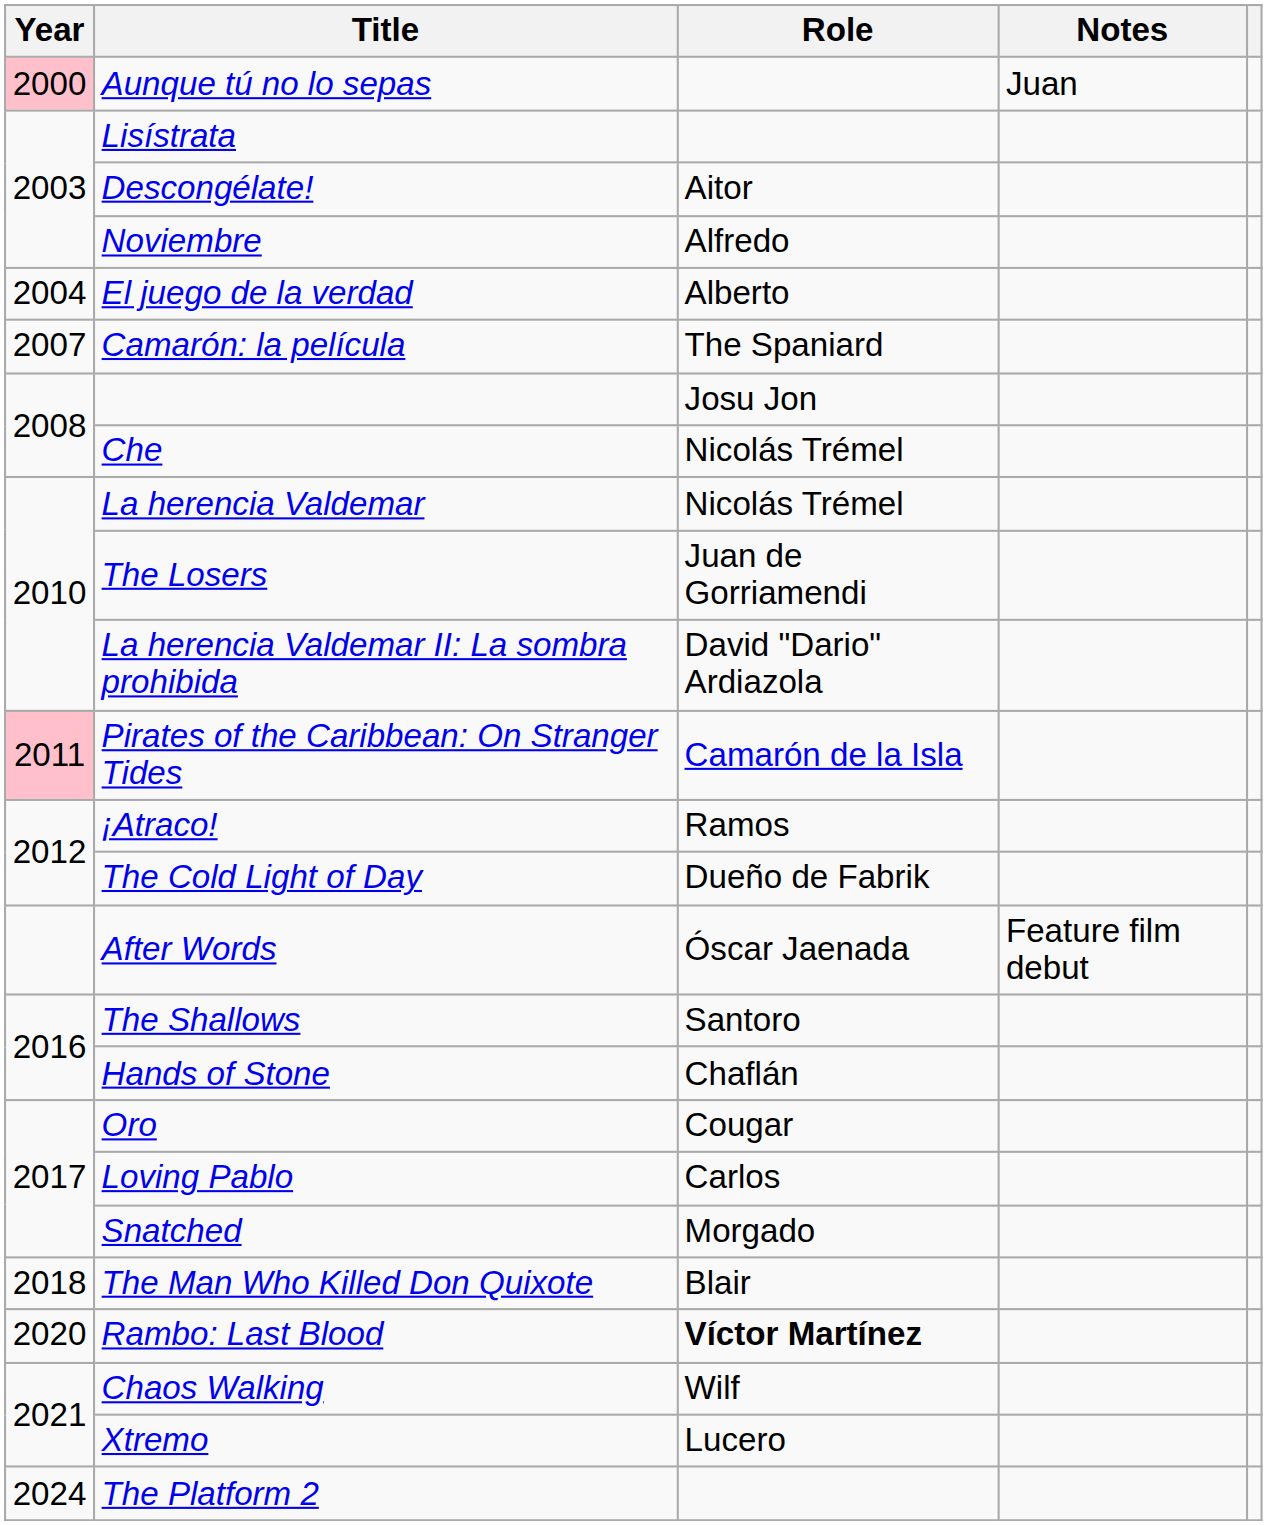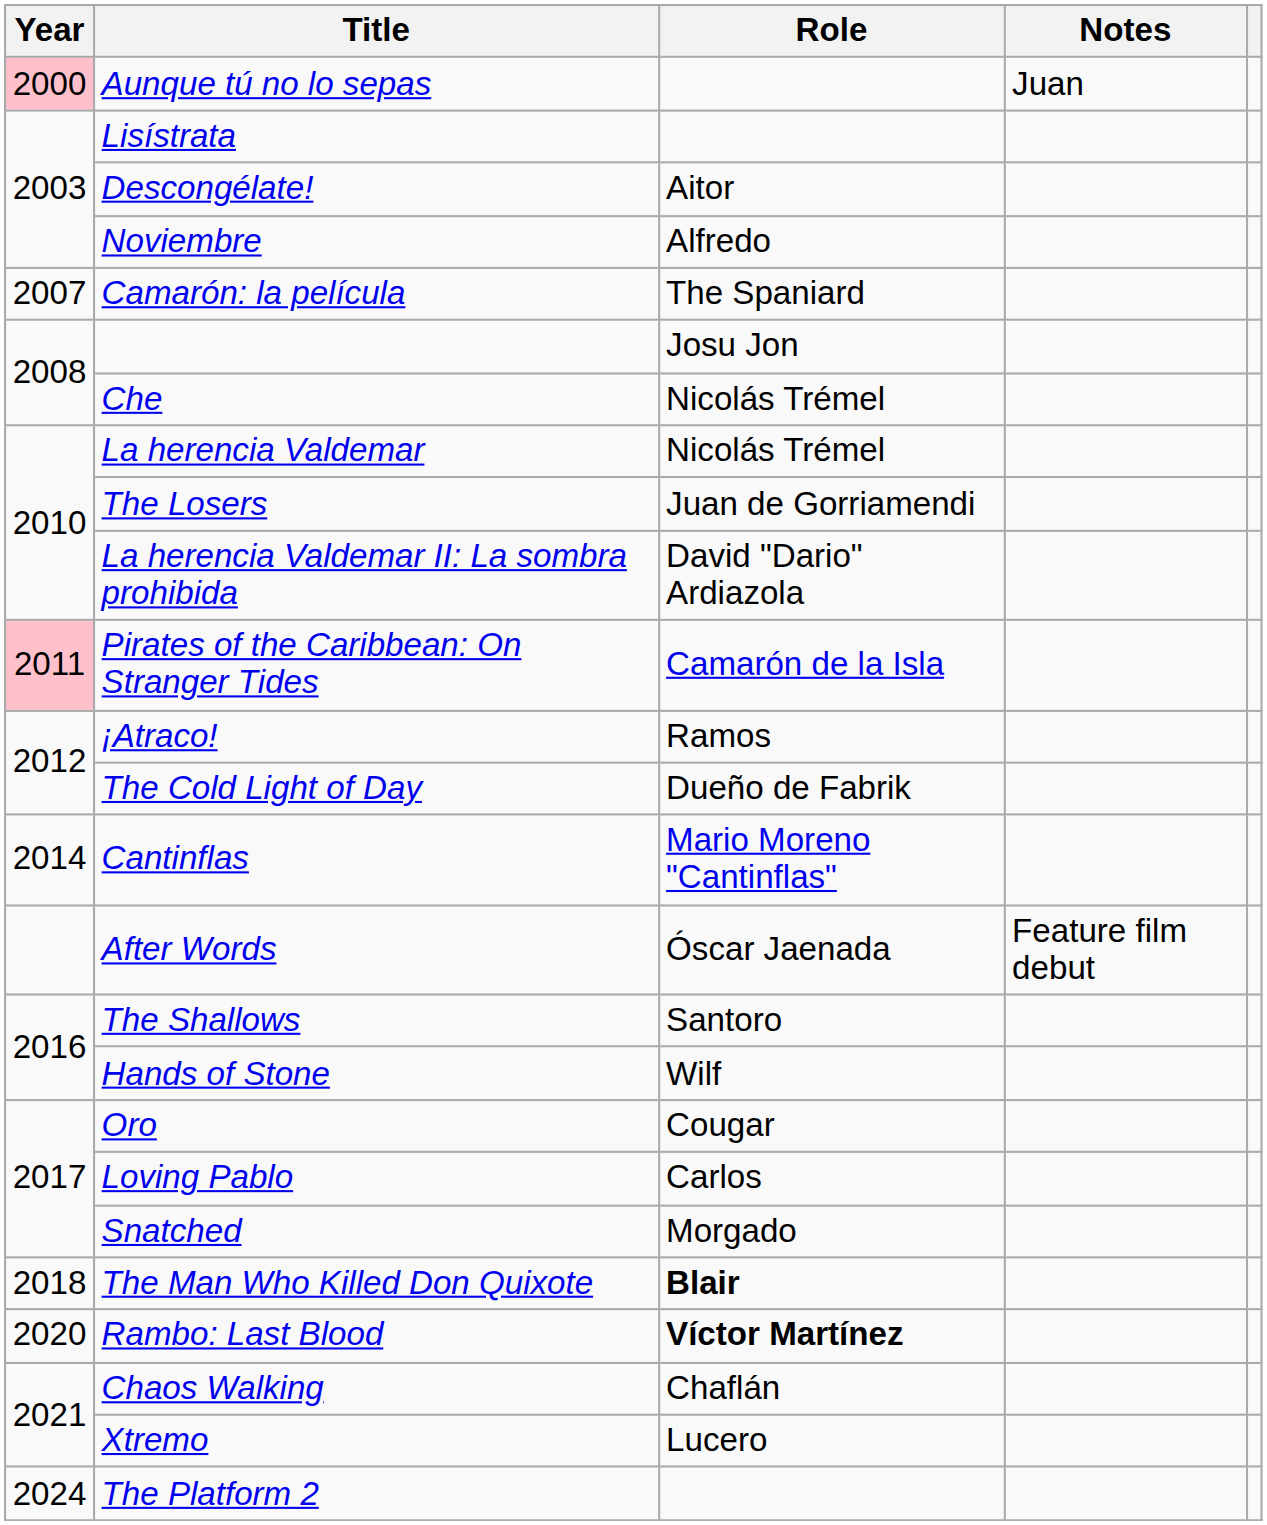- row: (257, 293)
+ row: (175, 859)
(742, 1072) Chaflán -> (694, 1072) Wilf
(718, 1282) normal -> (703, 1282) bold
(712, 1387) Wilf -> (723, 1387) Chaflán
